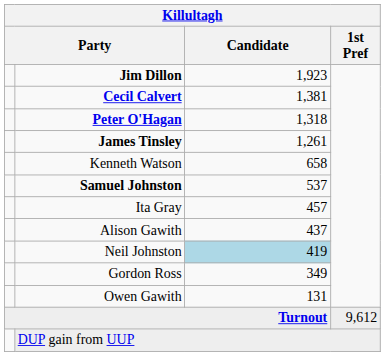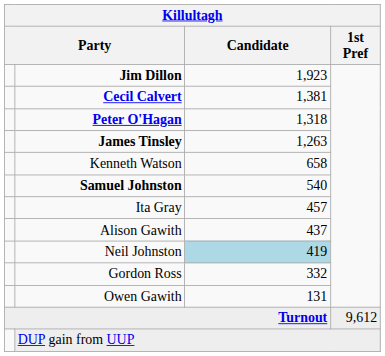(312, 141) 1,261 -> (312, 141) 1,263
(317, 185) 537 -> (317, 185) 540
(317, 274) 349 -> (317, 274) 332
